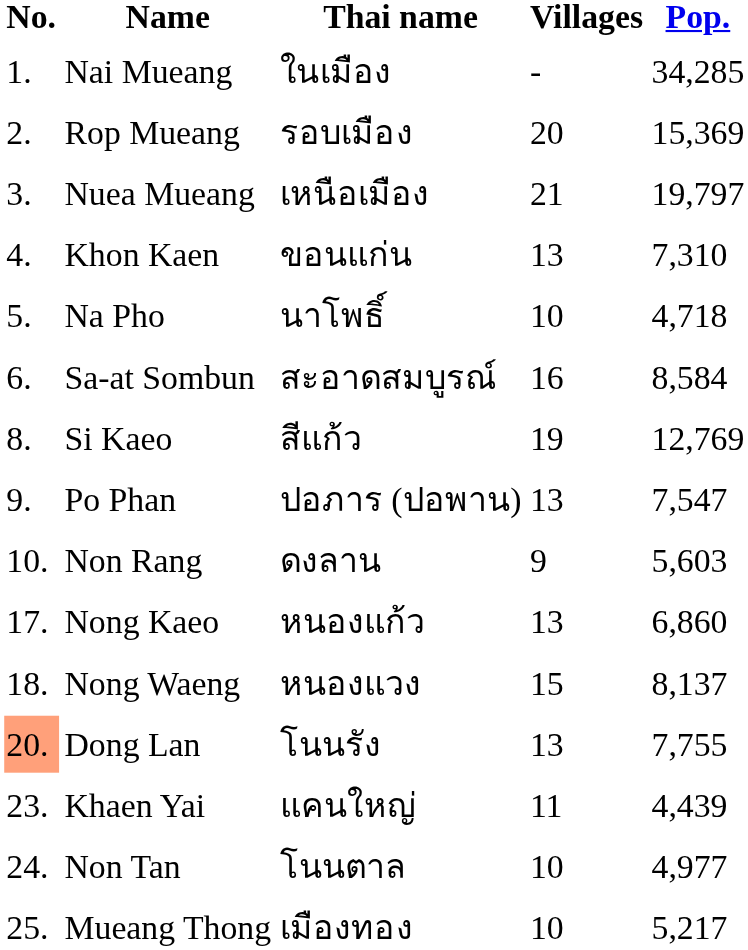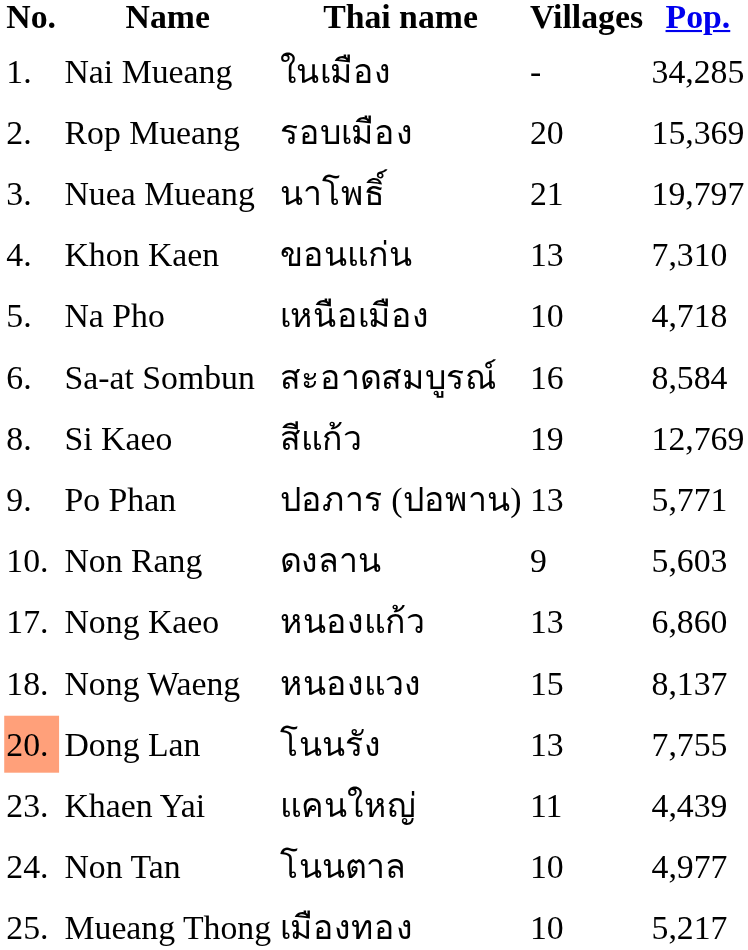(354, 194) เหนือเมือง -> (332, 194) นาโพธิ์
(332, 316) นาโพธิ์ -> (354, 316) เหนือเมือง
(689, 498) 7,547 -> (689, 498) 5,771
